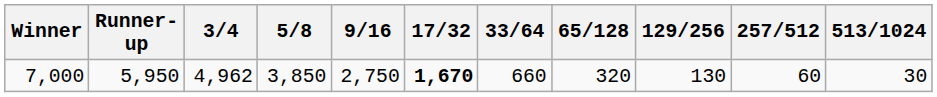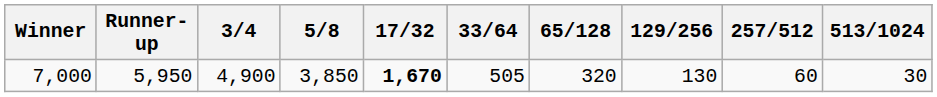- column: (368, 32)
(223, 76) 4,962 -> (246, 76) 4,900
(529, 76) 660 -> (507, 76) 505
